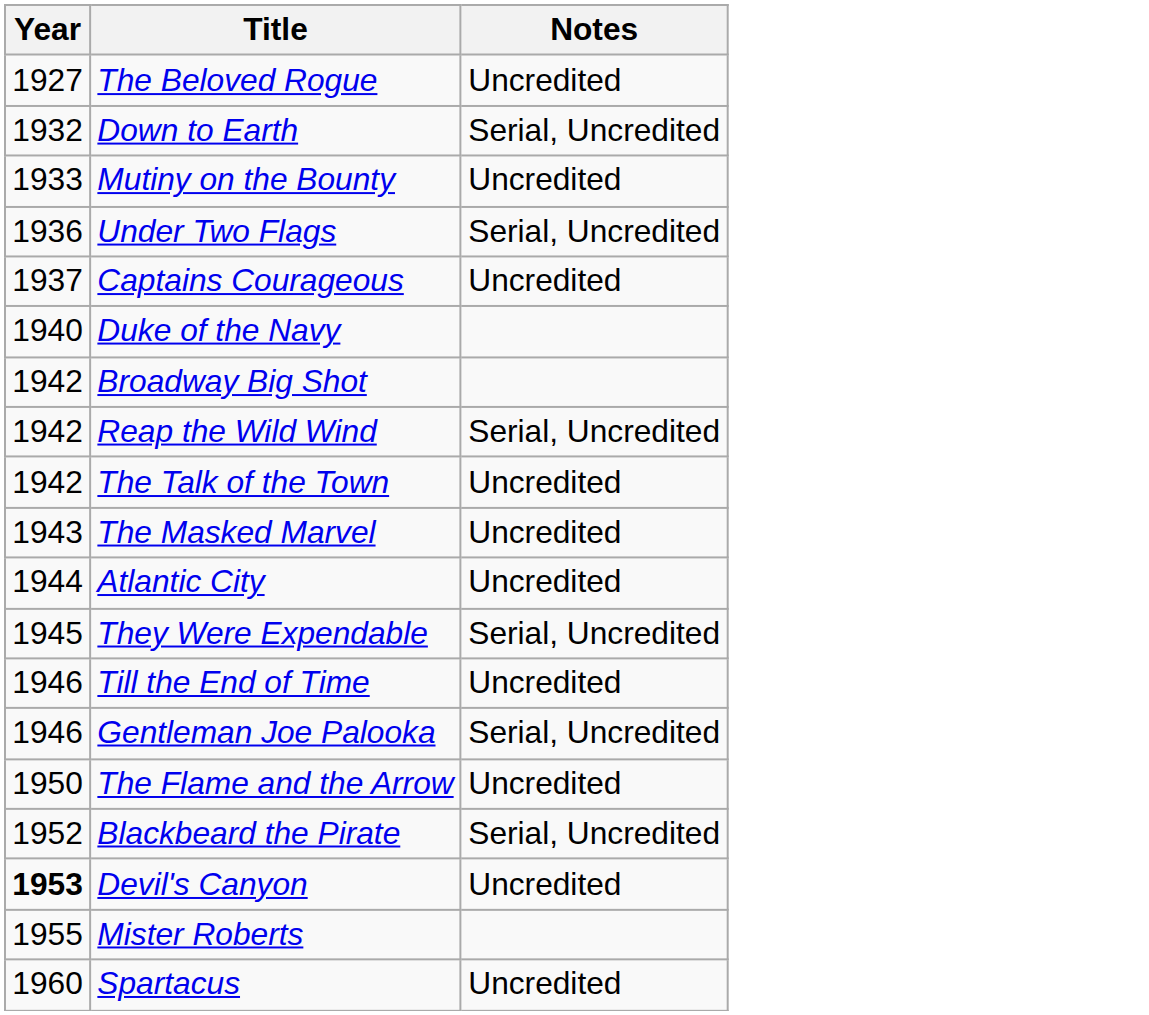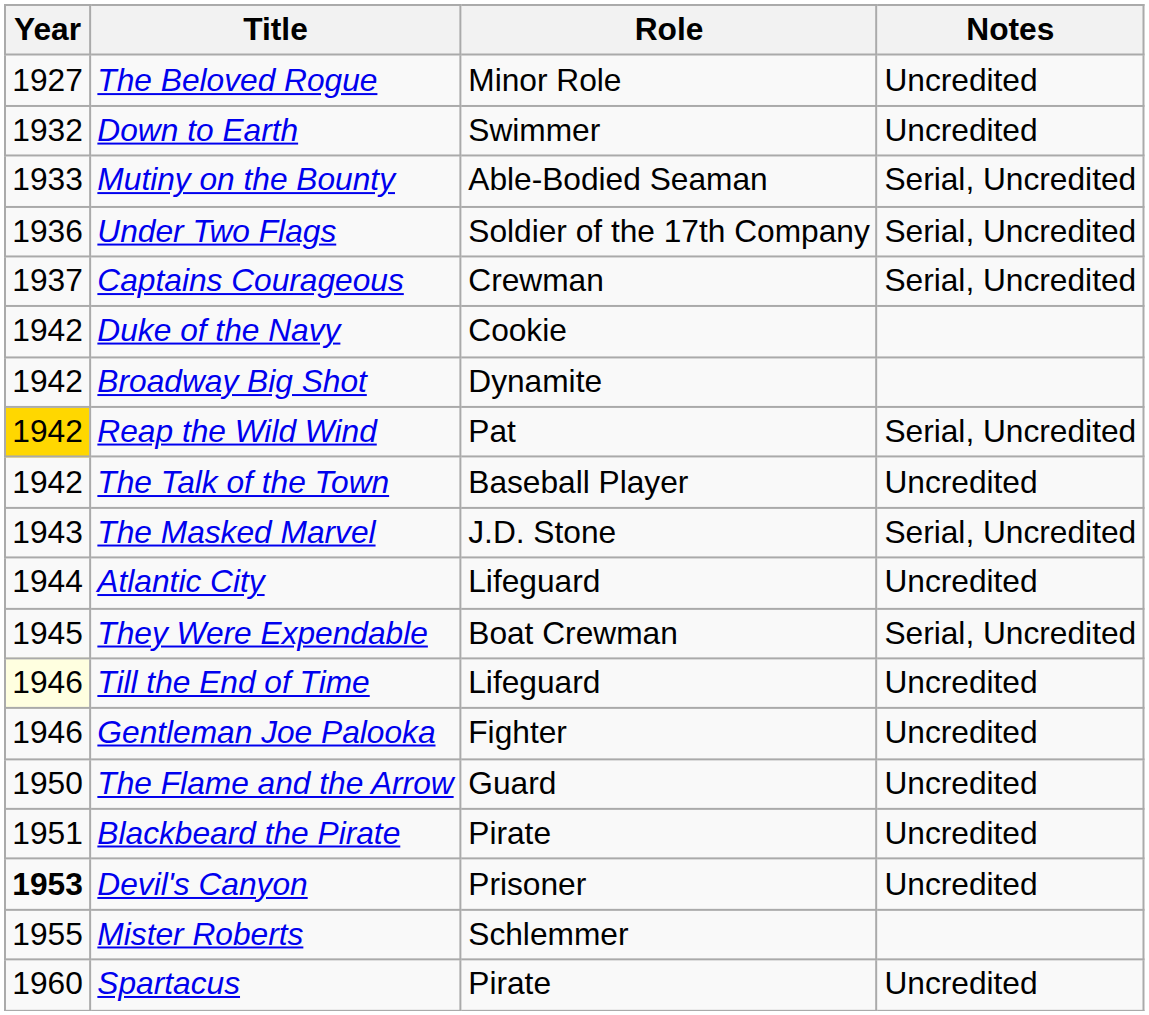+ column: (669, 29)
(594, 130) Serial, Uncredited -> (961, 130) Uncredited
(545, 180) Uncredited -> (1010, 180) Serial, Uncredited
(545, 280) Uncredited -> (1010, 280) Serial, Uncredited
(48, 331) 1940 -> (48, 331) 1942
(48, 431) no background -> (48, 431) gold background
(545, 532) Uncredited -> (1010, 532) Serial, Uncredited
(48, 682) no background -> (48, 682) lightyellow background
(594, 733) Serial, Uncredited -> (961, 733) Uncredited
(48, 833) 1952 -> (48, 833) 1951
(594, 833) Serial, Uncredited -> (961, 833) Uncredited
